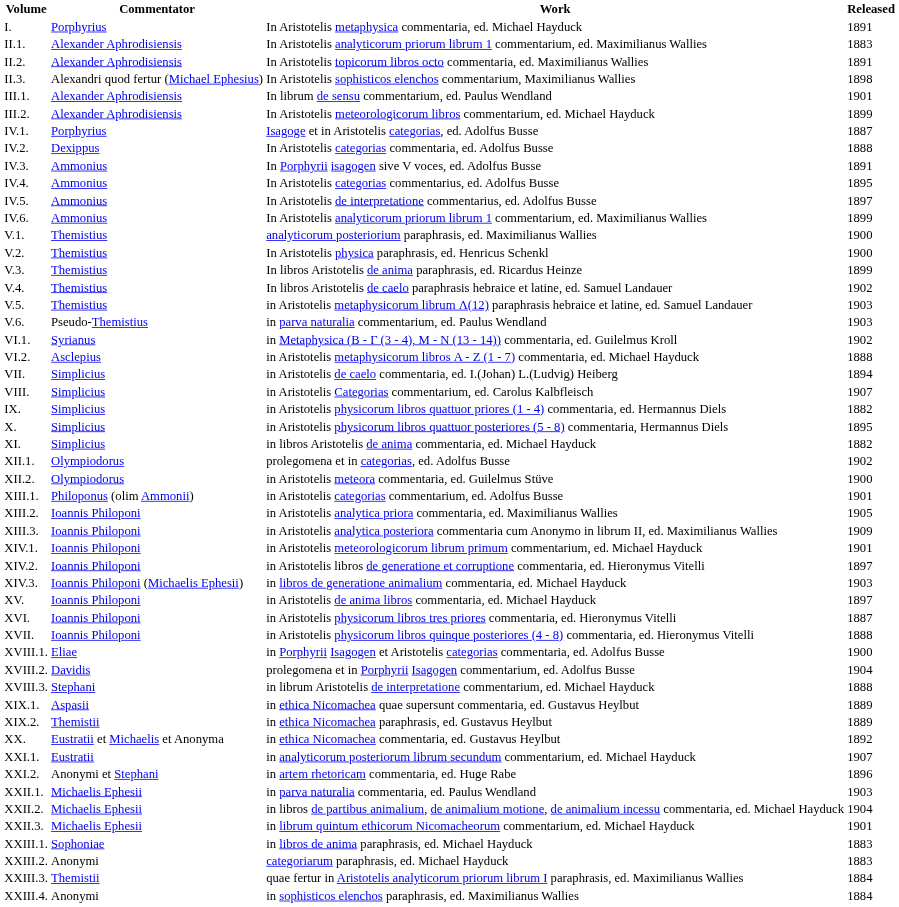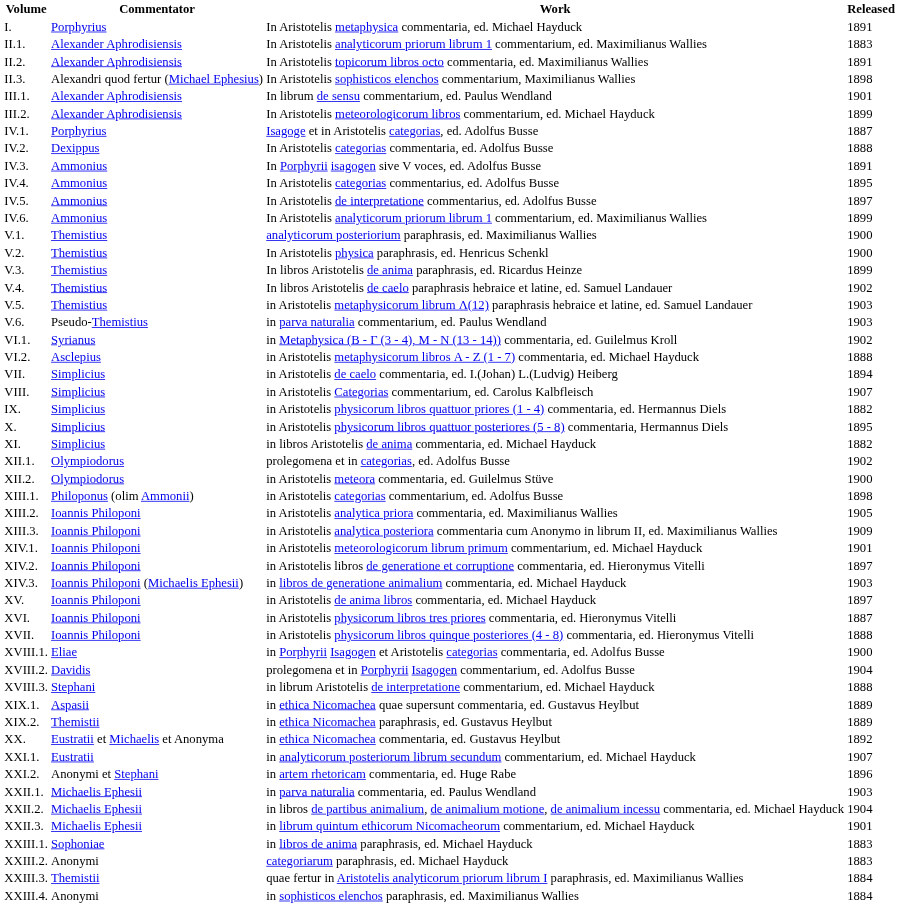(860, 496) 1901 -> (860, 496) 1898
